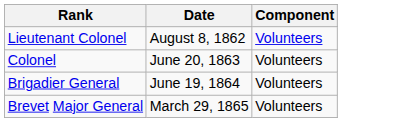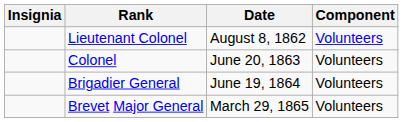+ column: (35, 15)
